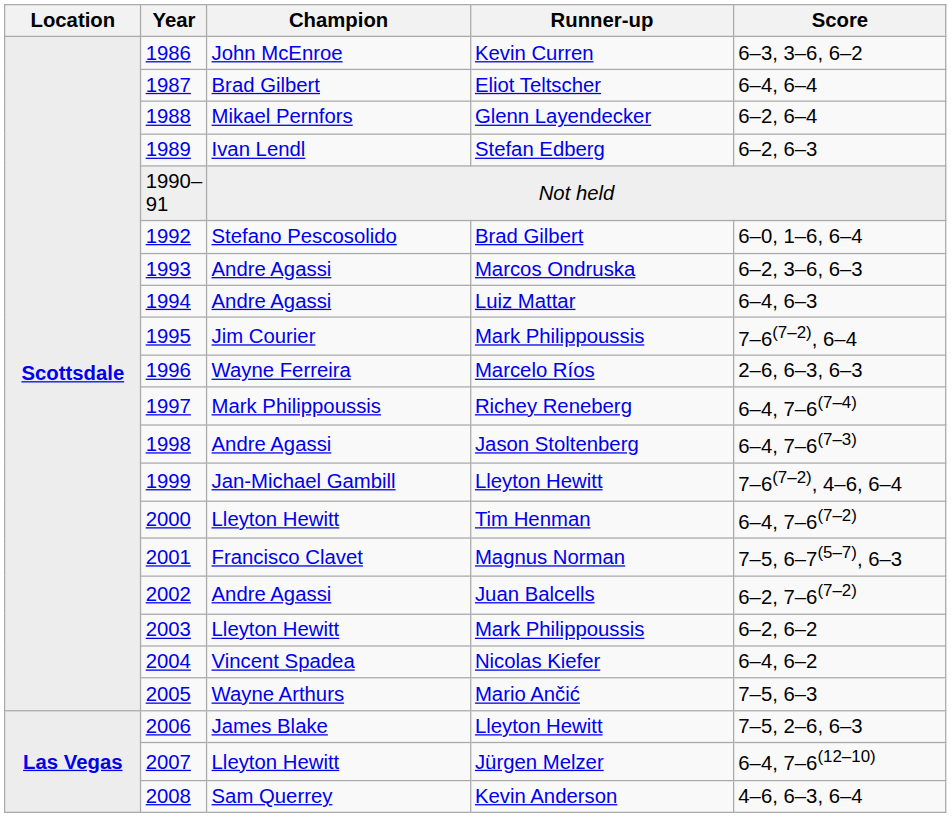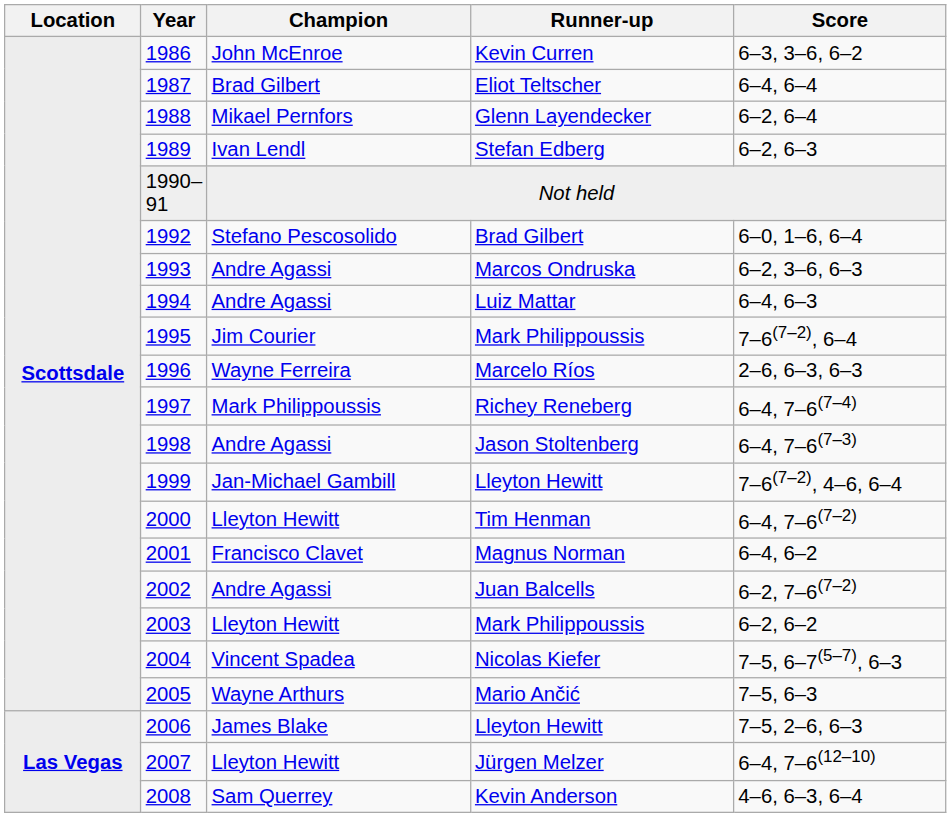(820, 557) 7–5, 6–7(5–7), 6–3 -> (778, 554) 6–4, 6–2
(778, 662) 6–4, 6–2 -> (820, 659) 7–5, 6–7(5–7), 6–3
